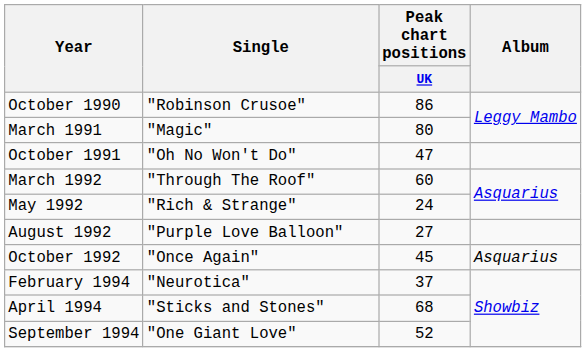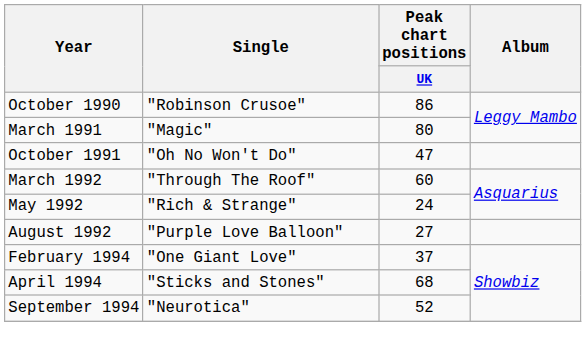- row: (64, 257)
(198, 283) "Neurotica" -> (222, 257) "One Giant Love"
(222, 334) "One Giant Love" -> (198, 308) "Neurotica"
